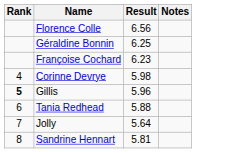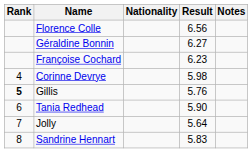+ column: (152, 12)
(141, 44) 6.25 -> (197, 44) 6.27
(141, 92) 5.96 -> (197, 92) 5.76
(141, 108) 5.88 -> (197, 108) 5.90
(141, 140) 5.81 -> (197, 140) 5.83
